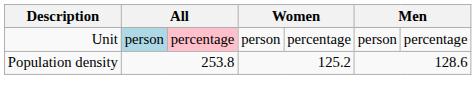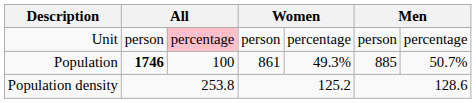(144, 39) lightblue background -> (144, 39) no background
+ row: (86, 62)
